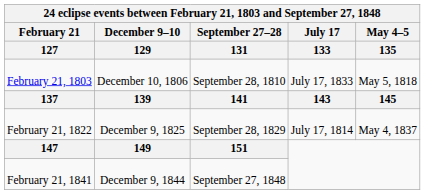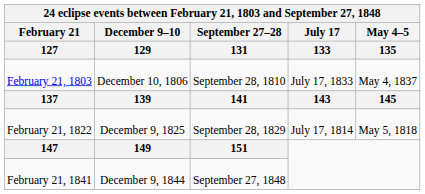(388, 81) May 5, 1818 -> (388, 81) May 4, 1837
(388, 130) May 4, 1837 -> (388, 130) May 5, 1818
